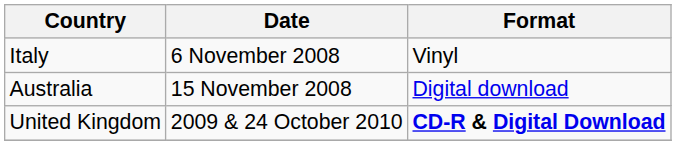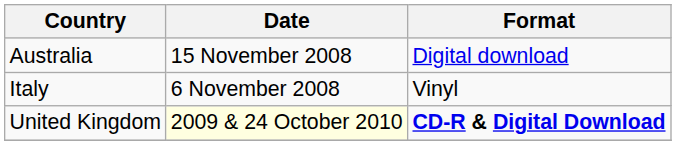rows swapped: (29, 55) <-> (51, 88)
(287, 122) no background -> (287, 122) lightyellow background
